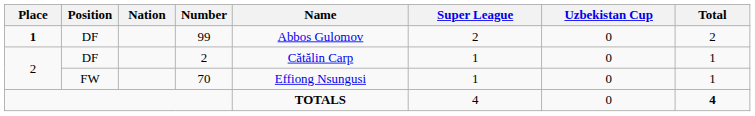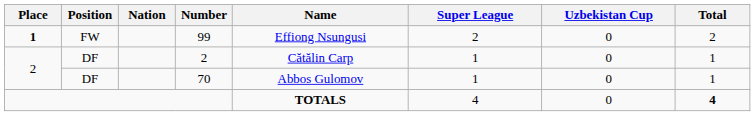(90, 36) DF -> (90, 36) FW
(320, 36) Abbos Gulomov -> (320, 36) Effiong Nsungusi
(90, 79) FW -> (90, 79) DF
(320, 79) Effiong Nsungusi -> (320, 79) Abbos Gulomov
